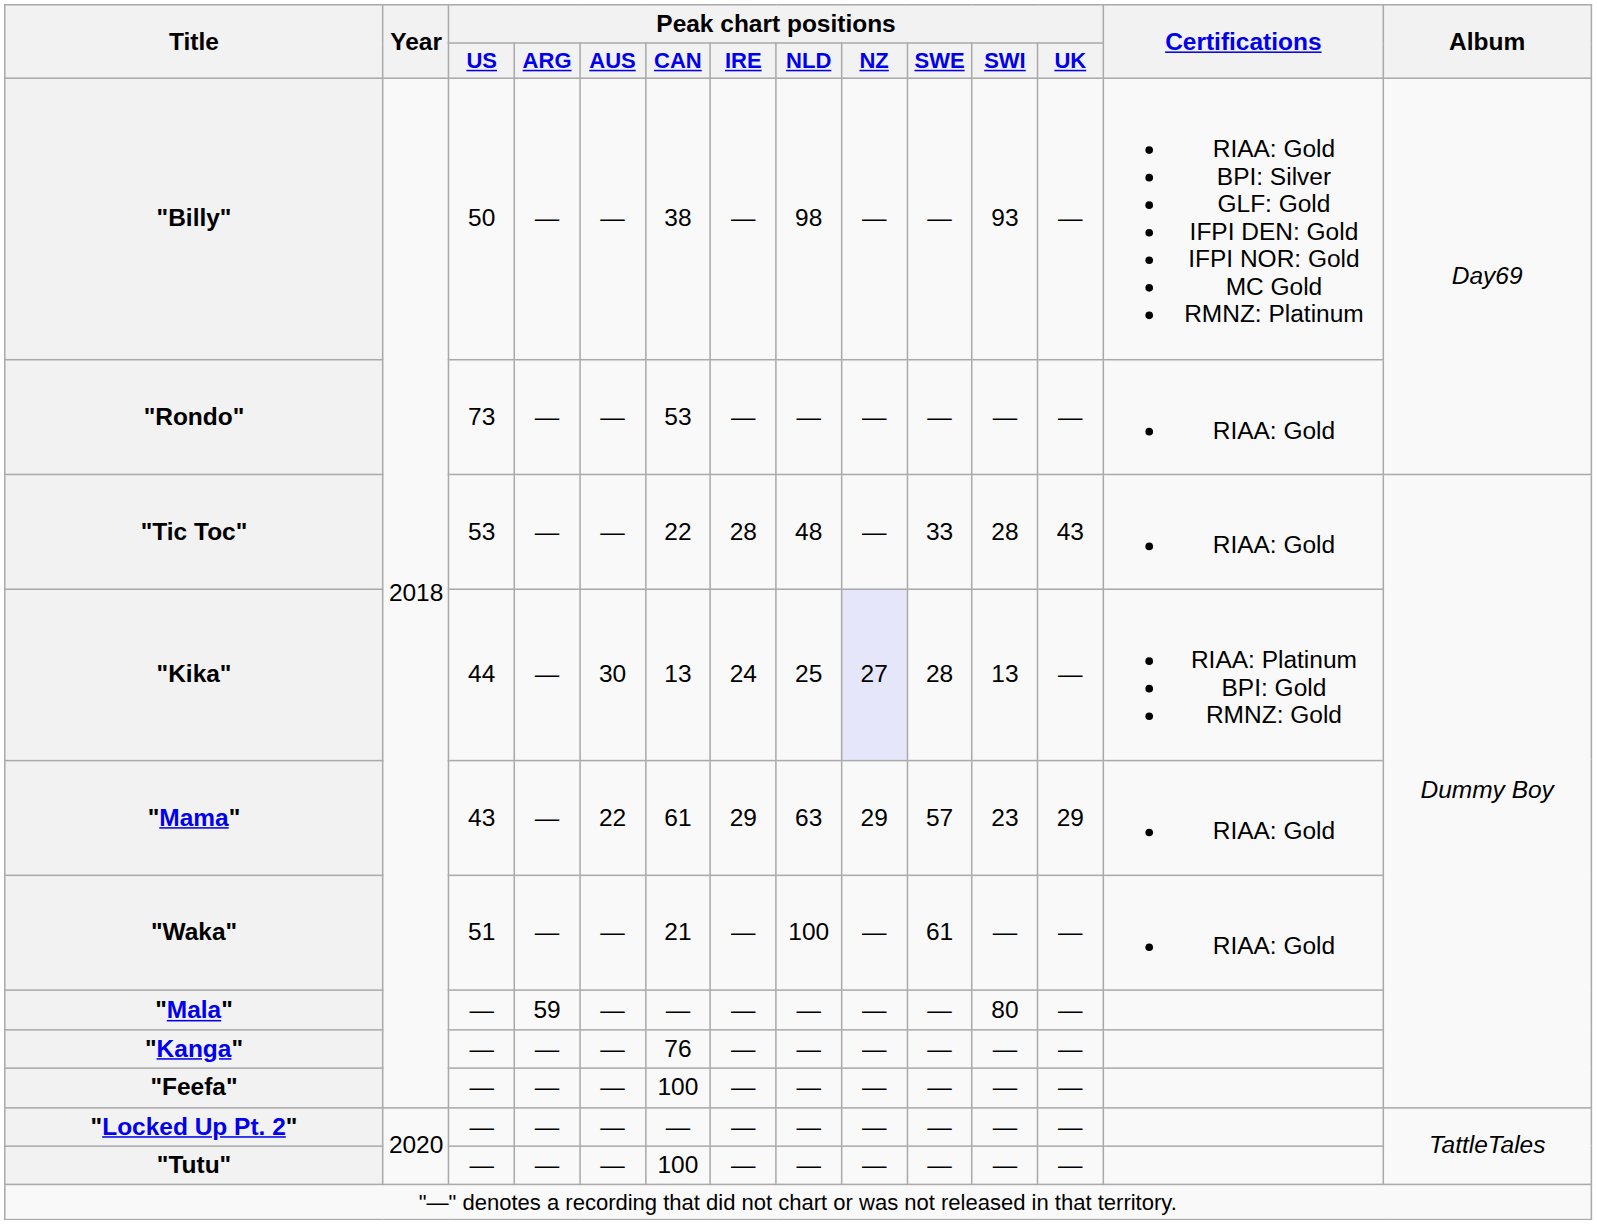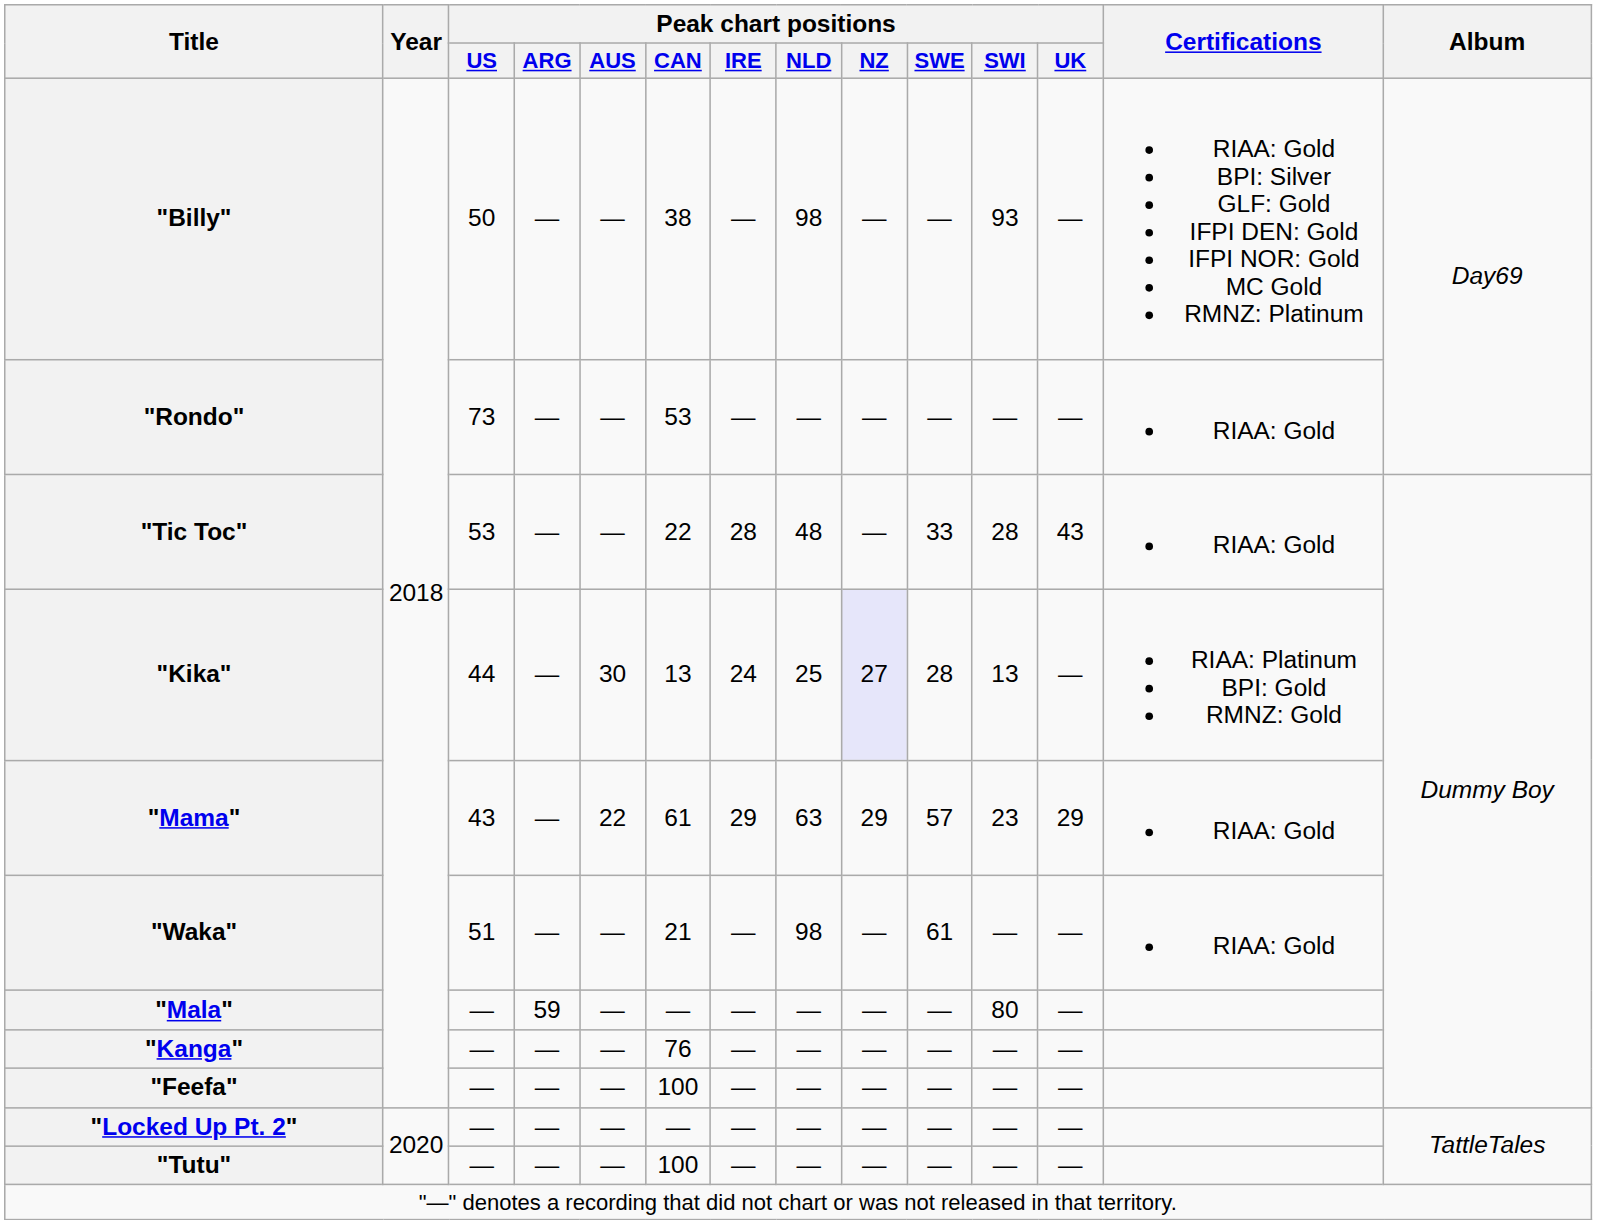(809, 932) 100 -> (809, 932) 98
